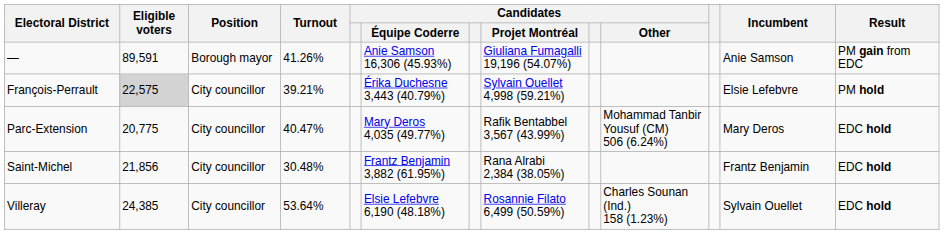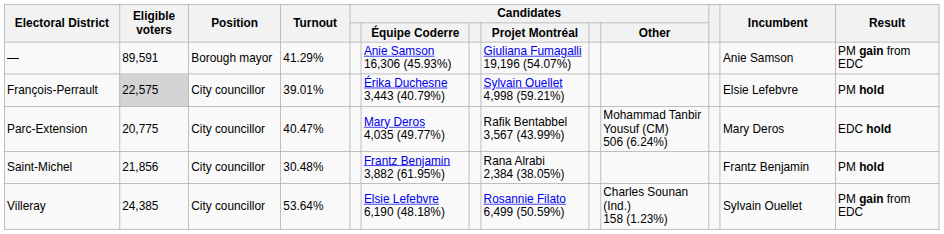(303, 58) 41.26% -> (303, 58) 41.29%
(303, 90) 39.21% -> (303, 90) 39.01%
(865, 167) EDC hold -> (861, 167) PM hold
(865, 206) EDC hold -> (874, 206) PM gain from EDC
